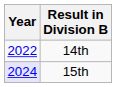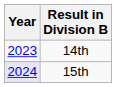(22, 51) 2022 -> (22, 51) 2023
